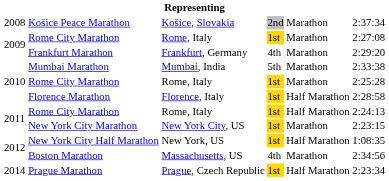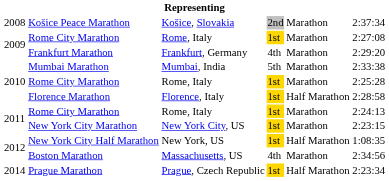(318, 111) Half Marathon -> (307, 111) Marathon
